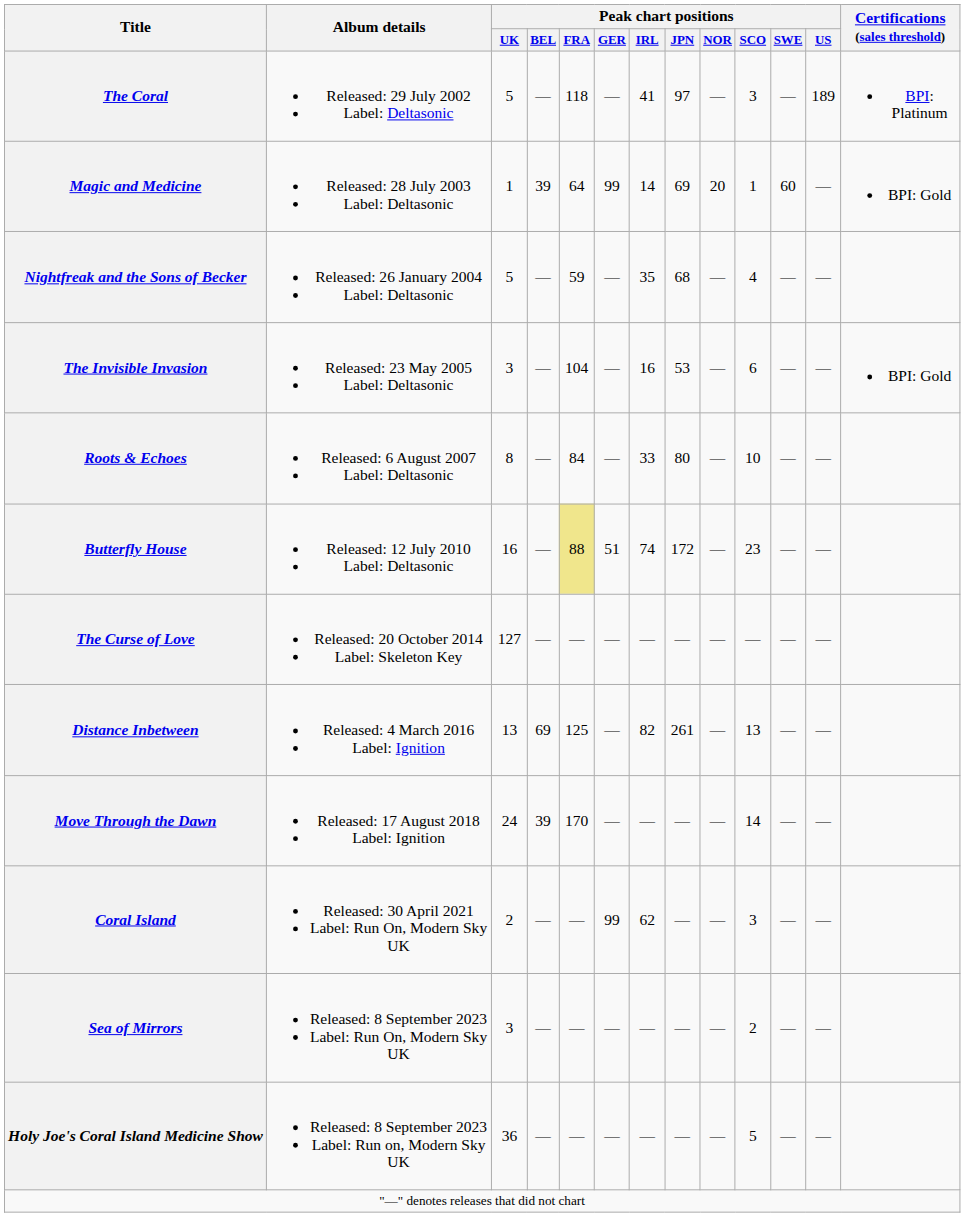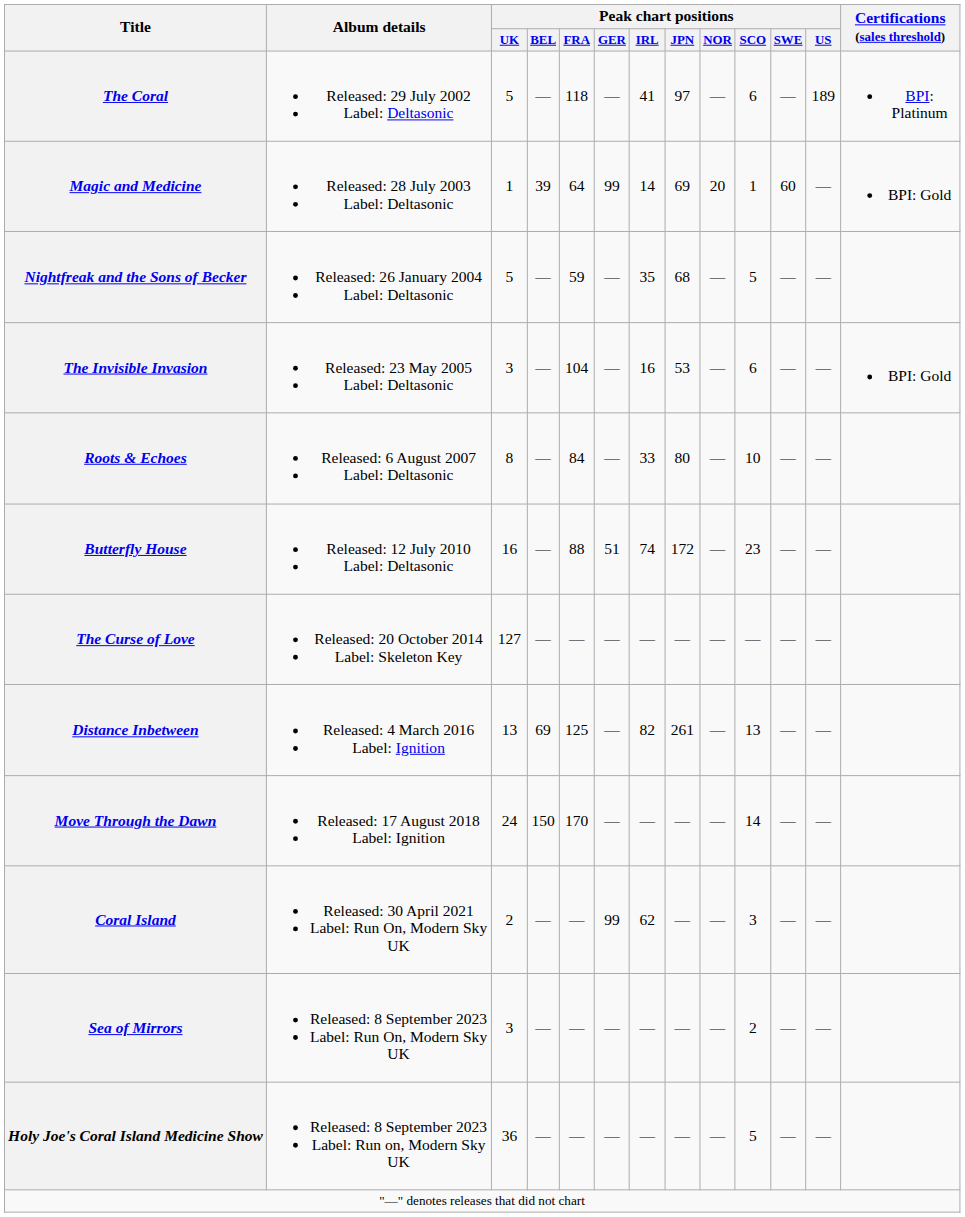(753, 96) 3 -> (753, 96) 6
(753, 277) 4 -> (753, 277) 5
(577, 548) khaki background -> (577, 548) no background
(543, 820) 39 -> (543, 820) 150
